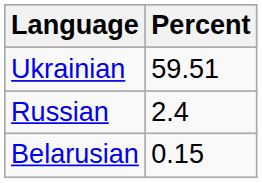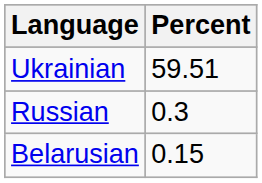(170, 111) 2.4 -> (170, 111) 0.3
